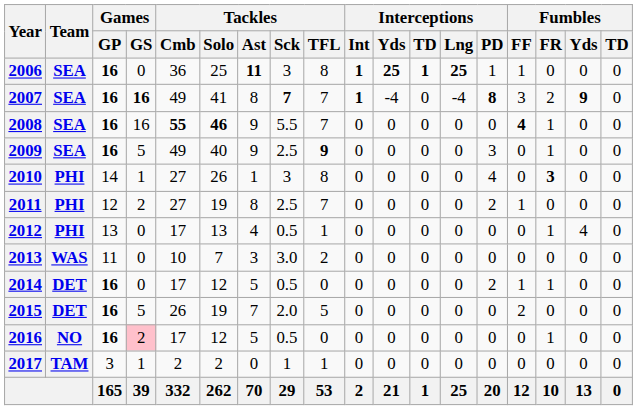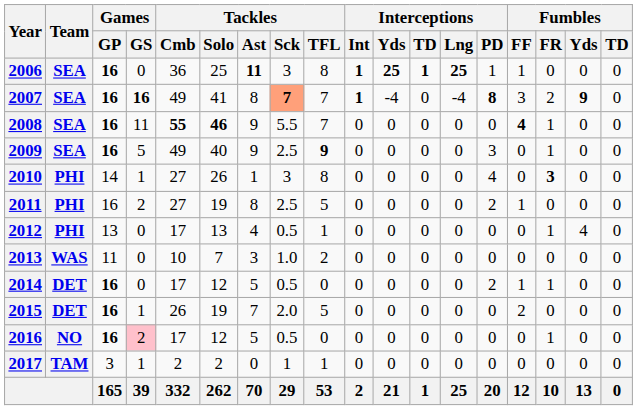(287, 97) no background -> (287, 97) lightsalmon background
(141, 124) 16 -> (141, 124) 11
(110, 204) 12 -> (110, 204) 16
(324, 204) 7 -> (324, 204) 5
(287, 257) 3.0 -> (287, 257) 1.0
(141, 310) 5 -> (141, 310) 1
